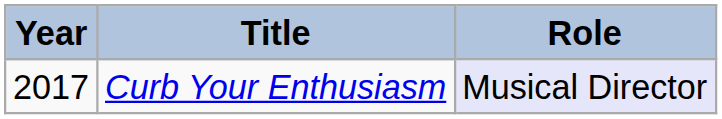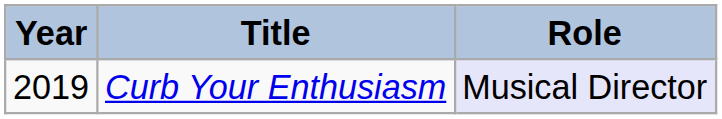(51, 87) 2017 -> (51, 87) 2019
